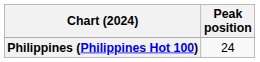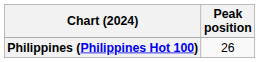(228, 47) 24 -> (228, 47) 26
